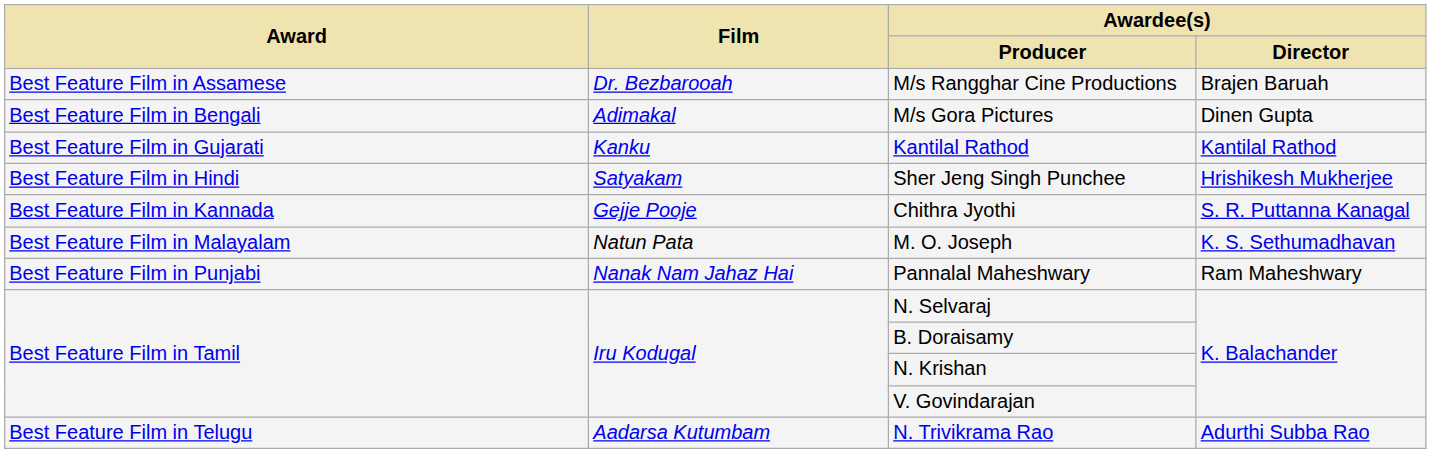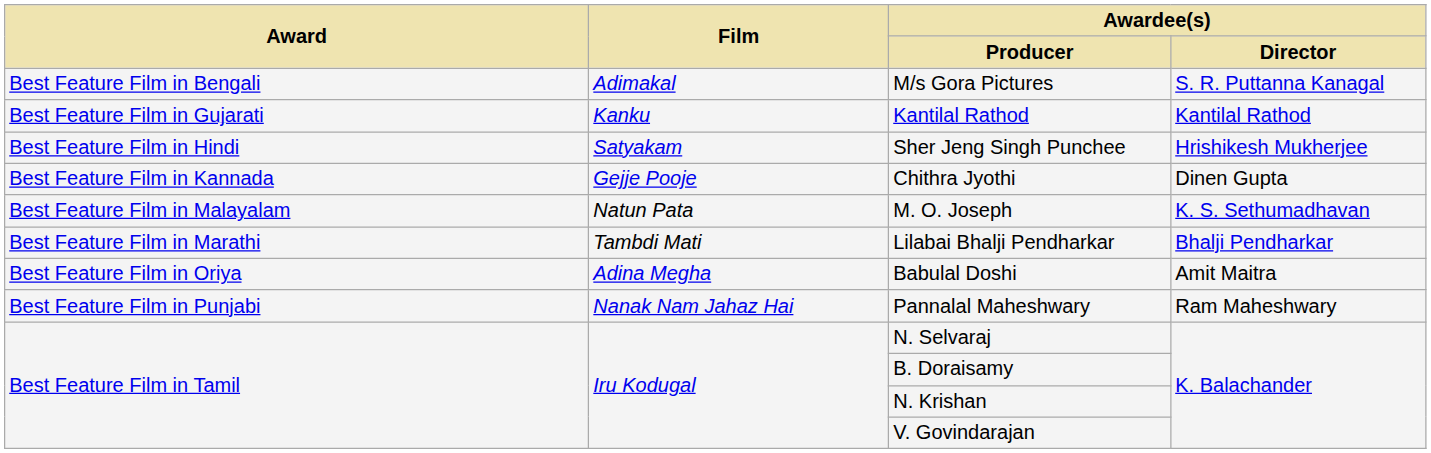- row: (1035, 83)
(1257, 115) Dinen Gupta -> (1280, 83) S. R. Puttanna Kanagal
(1305, 210) S. R. Puttanna Kanagal -> (1231, 178) Dinen Gupta
+ row: (1004, 242)
+ row: (955, 274)
- row: (973, 432)
